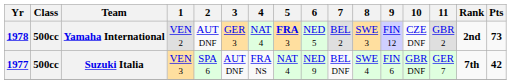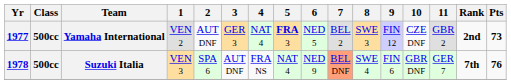(18, 36) 1978 -> (18, 36) 1977
(18, 65) 1977 -> (18, 65) 1978
(340, 65) no background -> (340, 65) lightsalmon background
(496, 65) 42 -> (496, 65) 76
